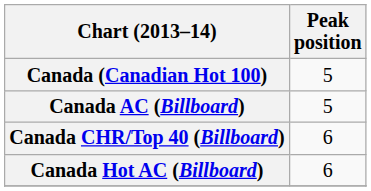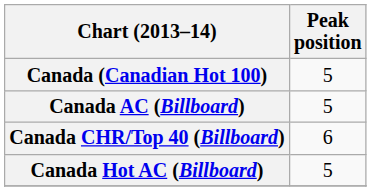(328, 169) 6 -> (328, 169) 5
